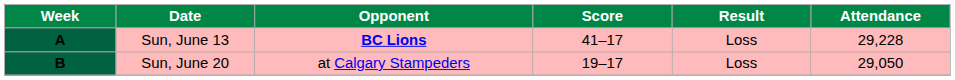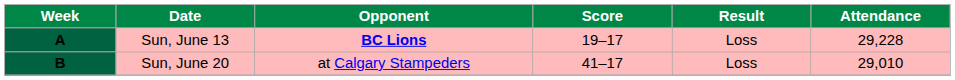(602, 39) 41–17 -> (602, 39) 19–17
(602, 63) 19–17 -> (602, 63) 41–17
(880, 63) 29,050 -> (880, 63) 29,010
